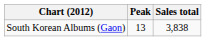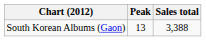(177, 28) 3,838 -> (177, 28) 3,388
